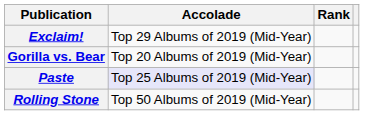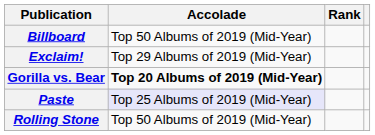+ row: (56, 36)
(211, 57) normal -> (217, 78) bold
